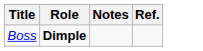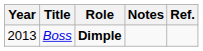+ column: (22, 14)
